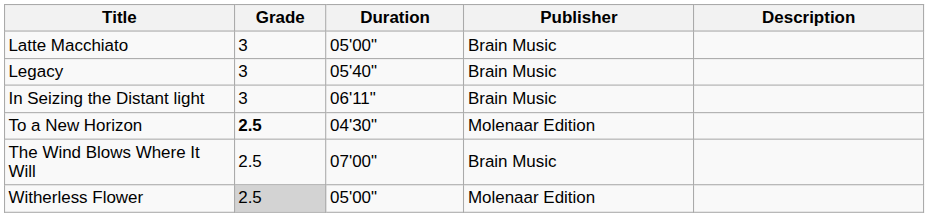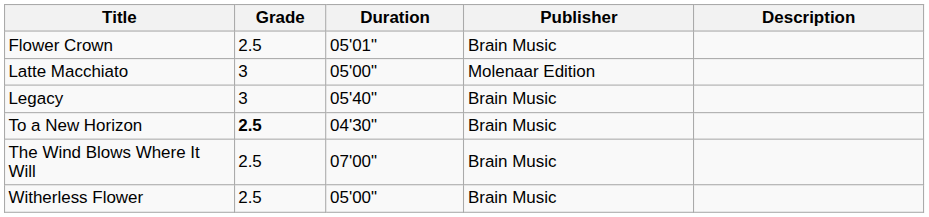+ row: (61, 44)
(512, 44) Brain Music -> (532, 71) Molenaar Edition
- row: (106, 98)
(532, 125) Molenaar Edition -> (512, 125) Brain Music
(250, 198) lightgrey background -> (250, 198) no background
(532, 198) Molenaar Edition -> (512, 198) Brain Music
